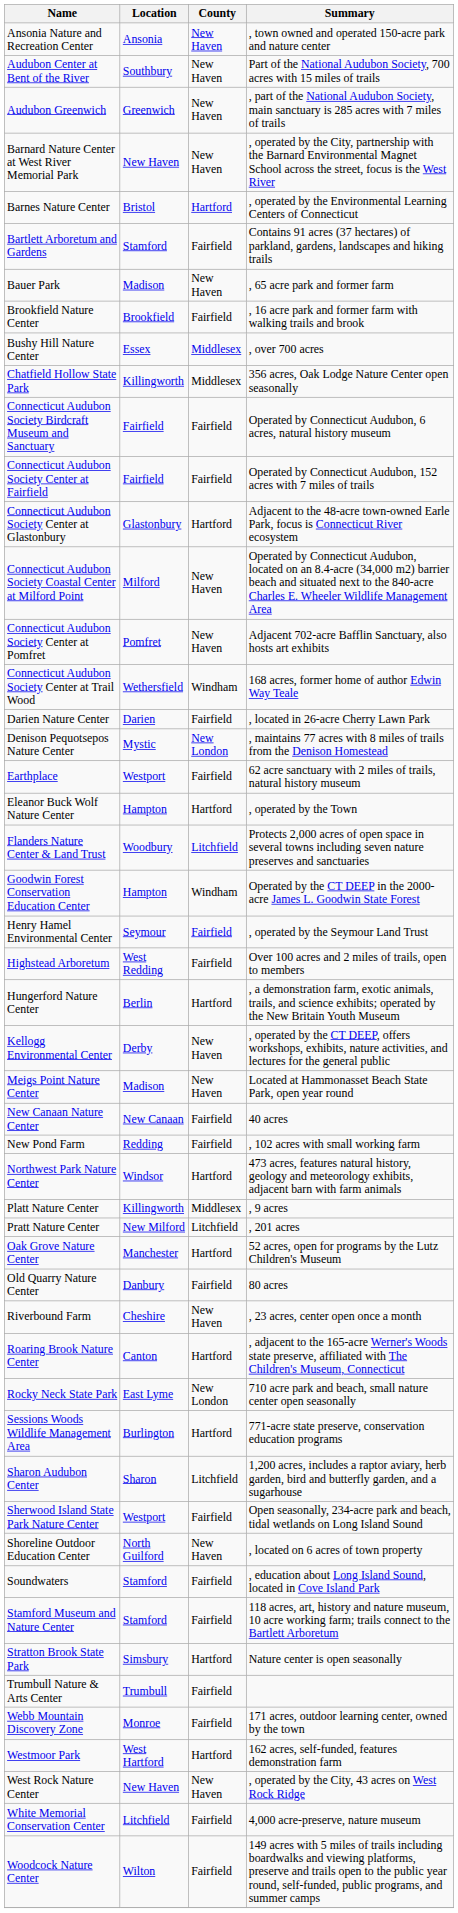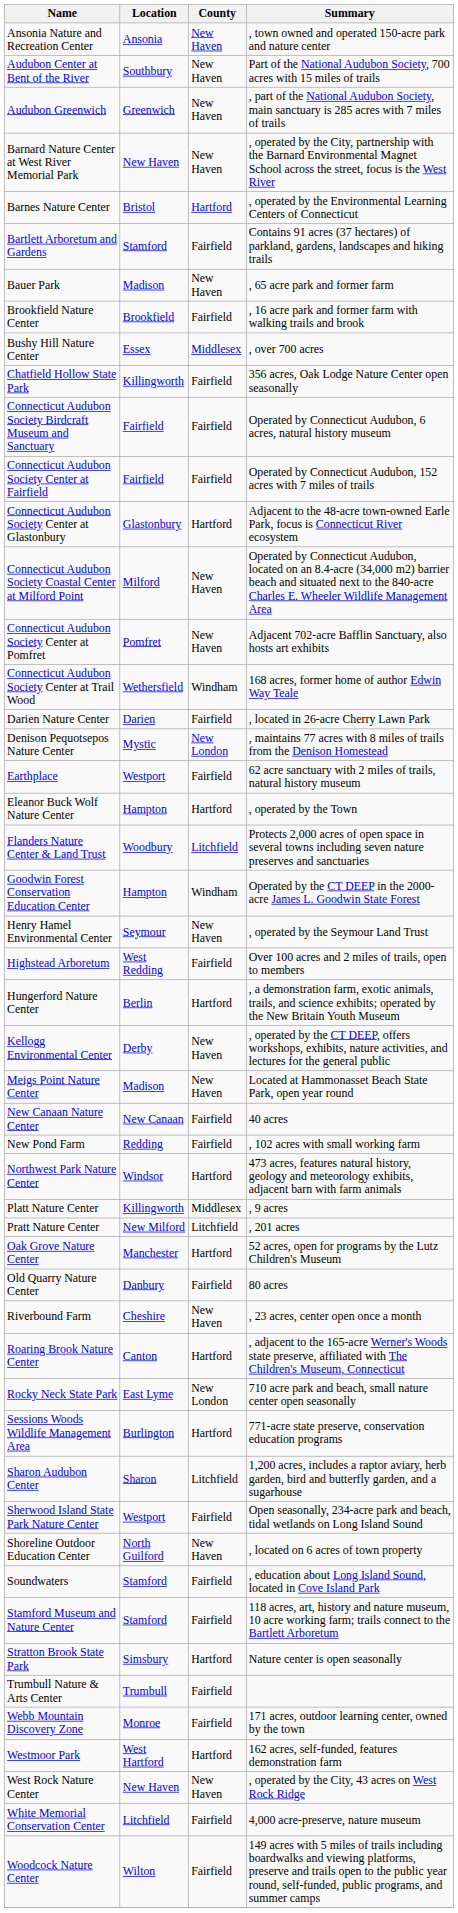(216, 381) Middlesex -> (212, 381) Fairfield
(212, 931) Fairfield -> (207, 931) New Haven
